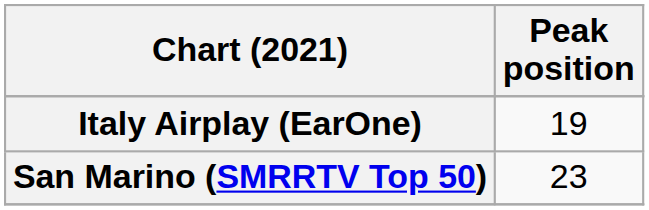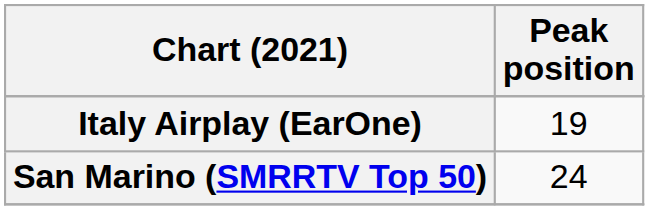(569, 177) 23 -> (569, 177) 24
